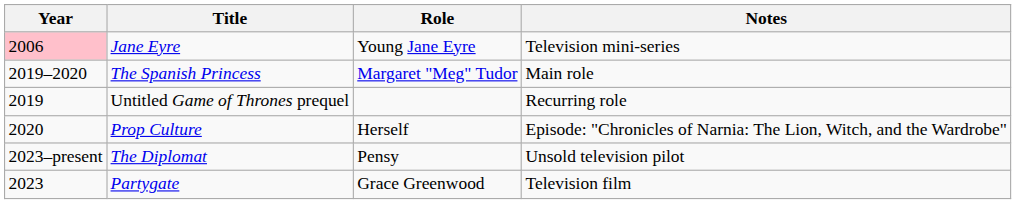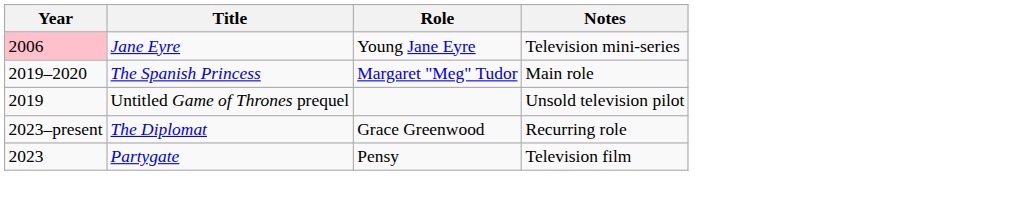(576, 101) Recurring role -> (605, 101) Unsold television pilot
- row: (156, 128)
(378, 156) Pensy -> (421, 128) Grace Greenwood
(605, 156) Unsold television pilot -> (576, 128) Recurring role
(421, 184) Grace Greenwood -> (378, 156) Pensy
